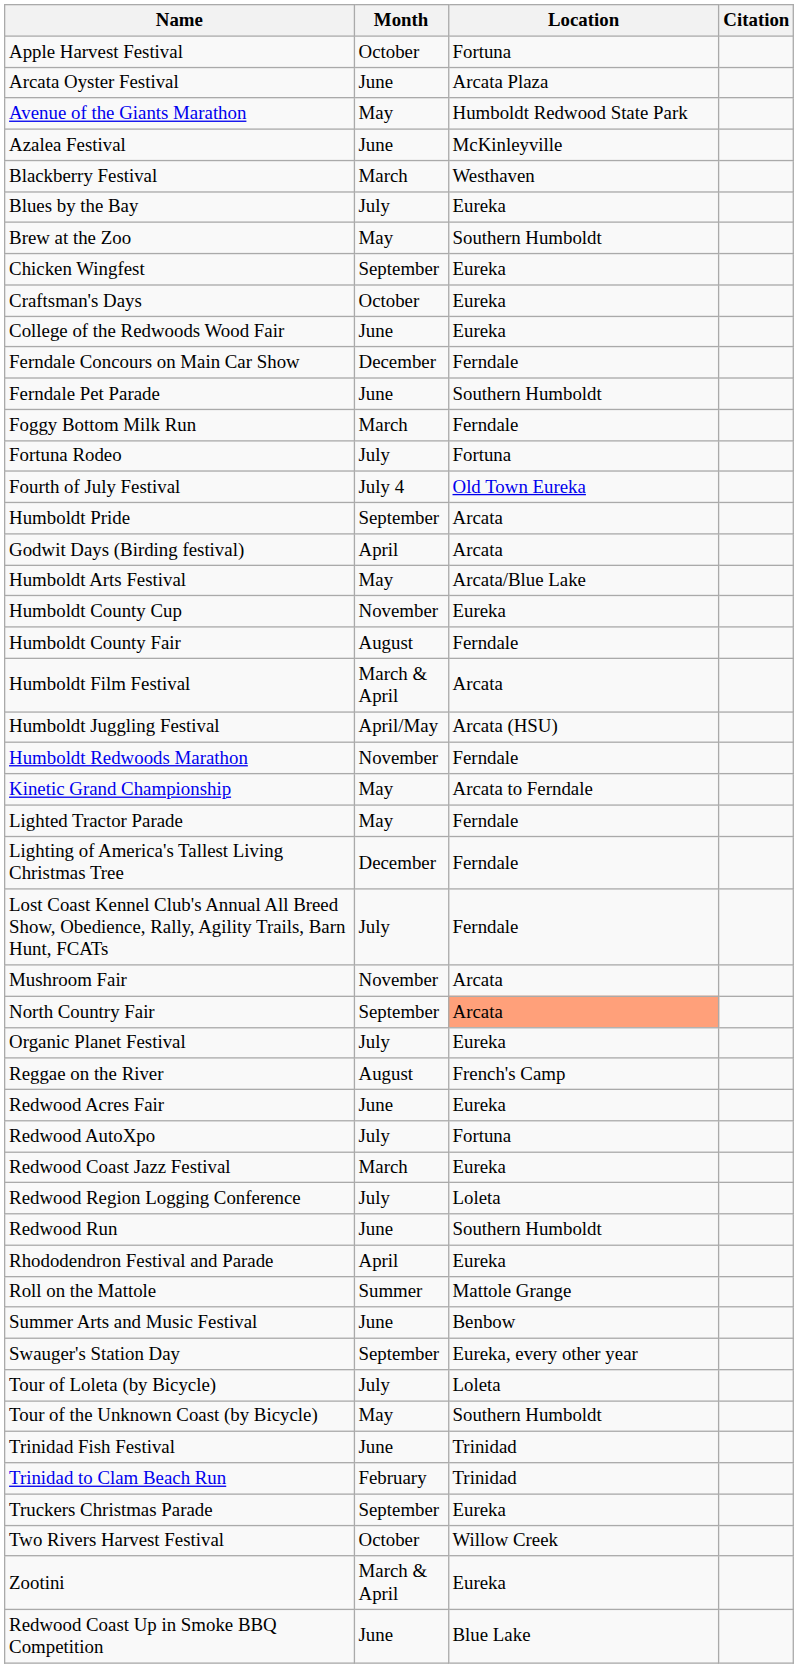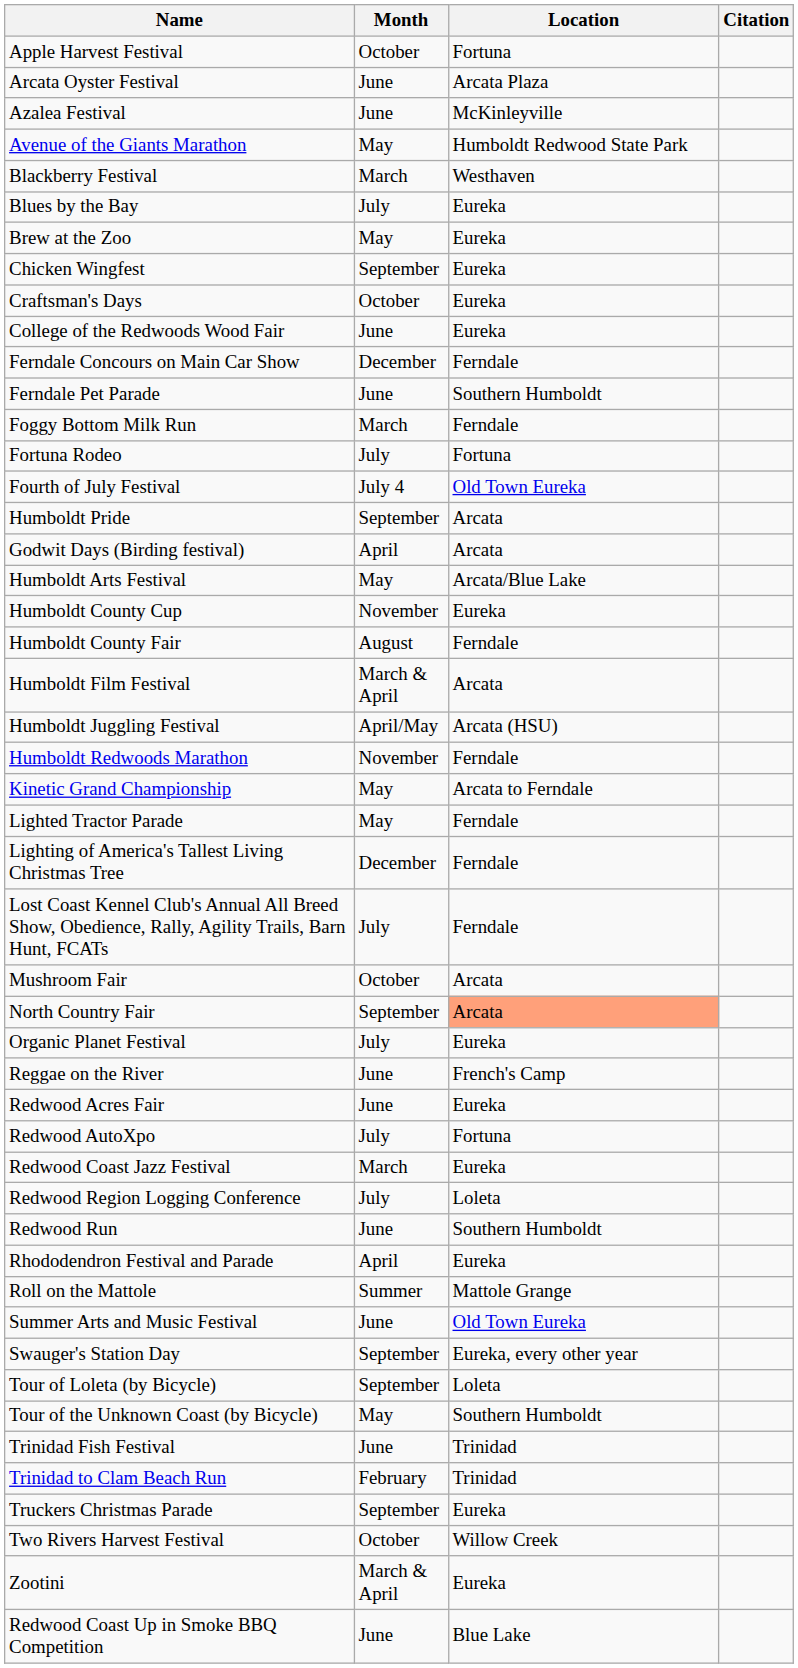rows swapped: (67, 144) <-> (128, 113)
(527, 238) Southern Humboldt -> (479, 238) Eureka
(398, 980) November -> (389, 980) October
(386, 1074) August -> (376, 1074) June
(484, 1322) Benbow -> (519, 1322) Old Town Eureka
(374, 1385) July -> (399, 1385) September
